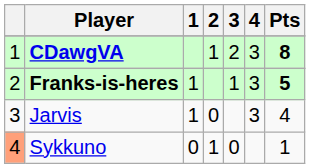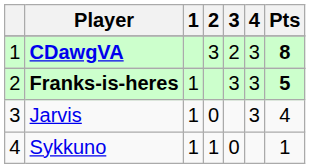(214, 52) 1 -> (214, 52) 3
(234, 83) 1 -> (234, 83) 3
(15, 147) lightsalmon background -> (15, 147) no background
(193, 147) 0 -> (193, 147) 1
